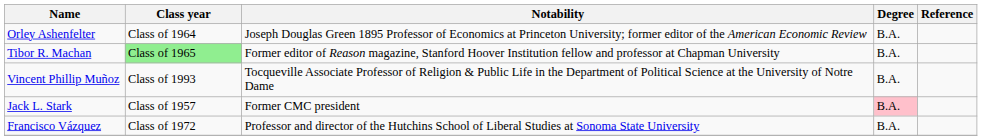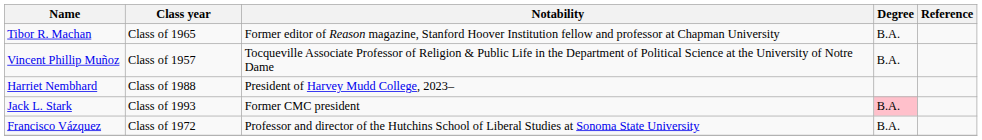- row: (51, 33)
(162, 53) lightgreen background -> (162, 33) no background
(162, 79) Class of 1993 -> (162, 60) Class of 1957
+ row: (52, 86)
(162, 106) Class of 1957 -> (162, 106) Class of 1993
